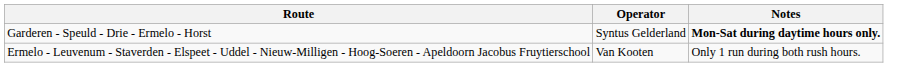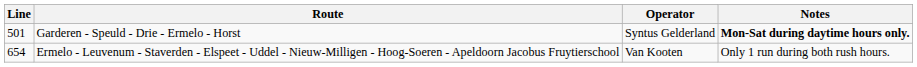+ column: (19, 14)
